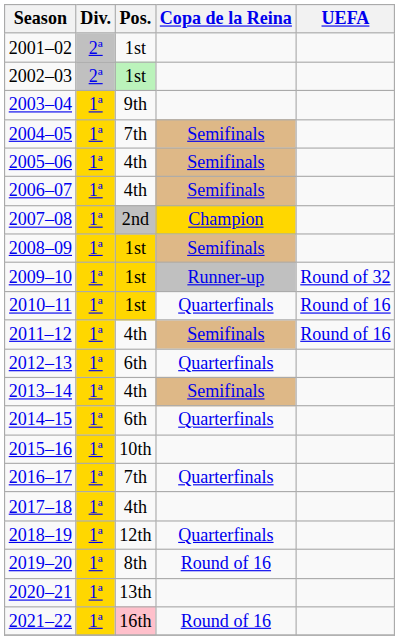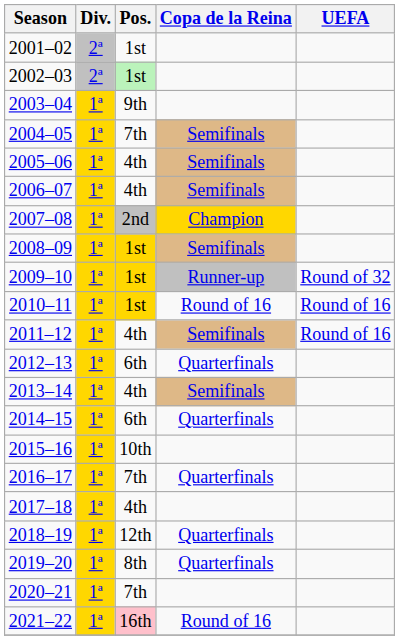(226, 305) Quarterfinals -> (226, 305) Round of 16
(226, 563) Round of 16 -> (226, 563) Quarterfinals
(135, 592) 13th -> (135, 592) 7th
